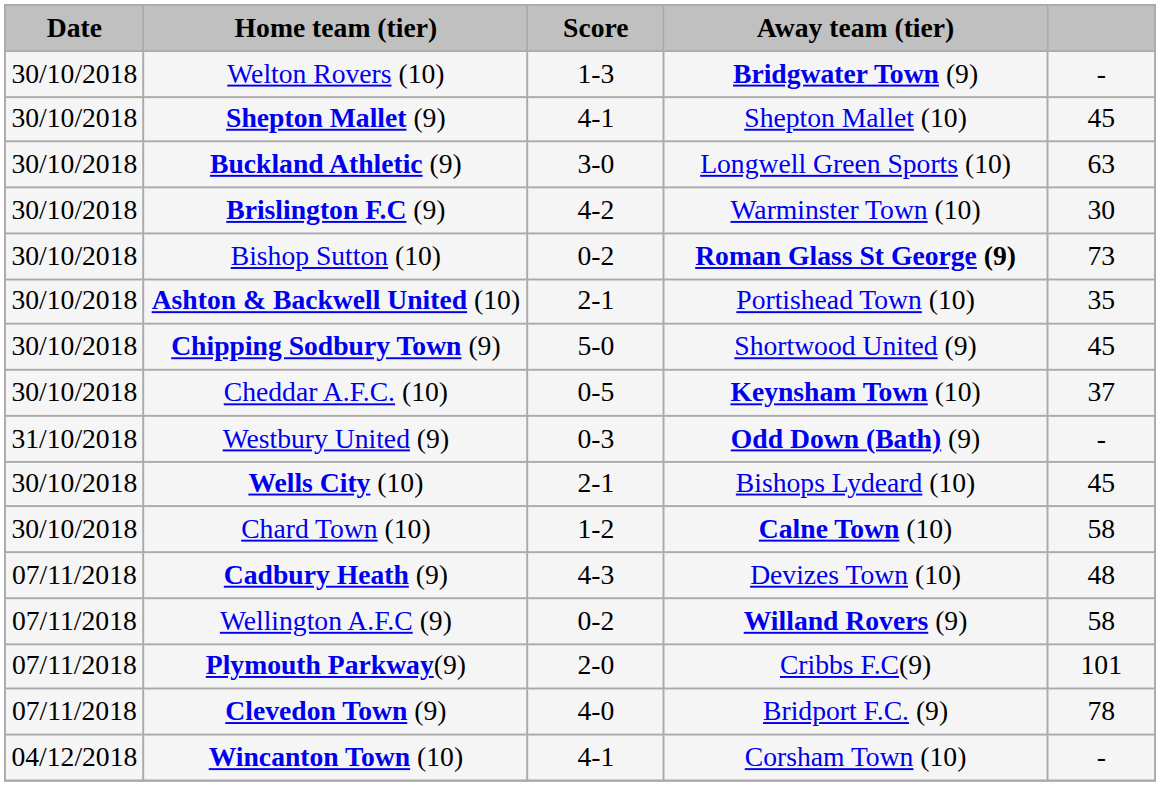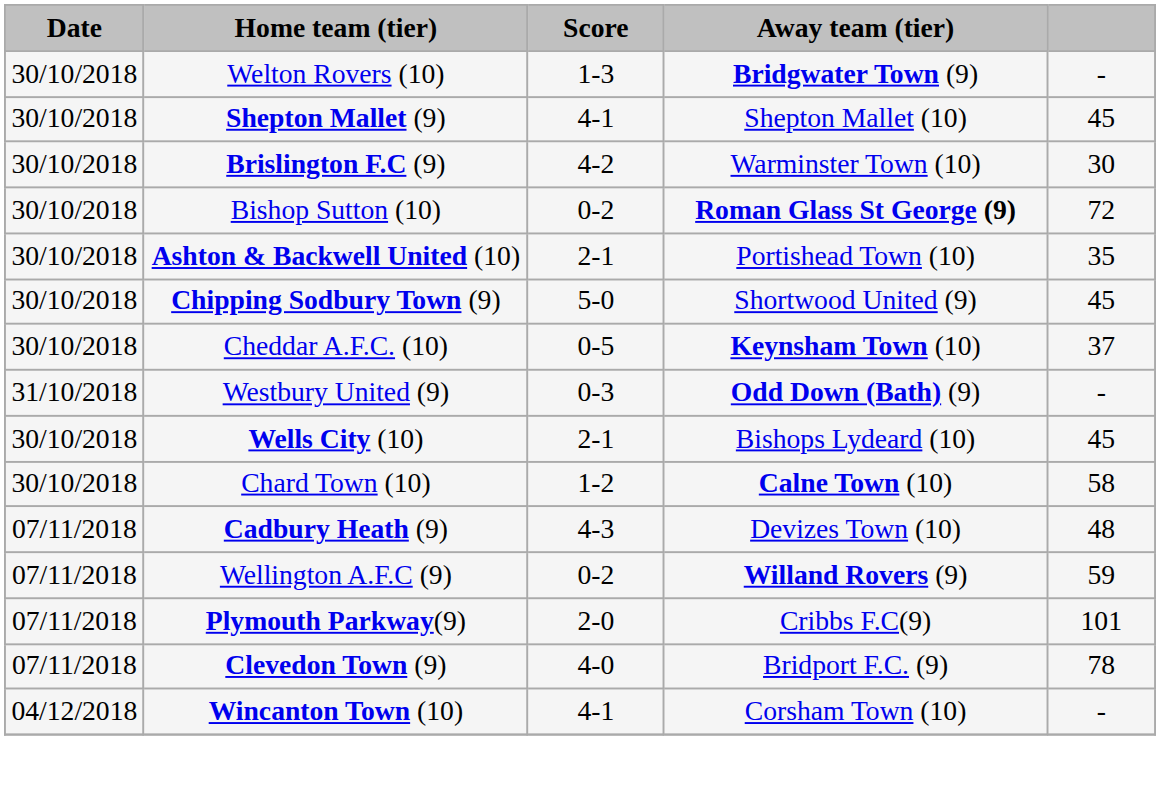- row: (336, 164)
(1101, 255) 73 -> (1101, 210) 72
(1101, 620) 58 -> (1101, 574) 59
